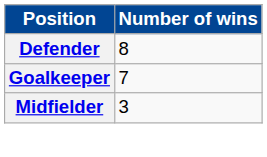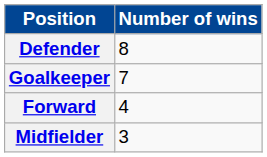+ row: (59, 107)
